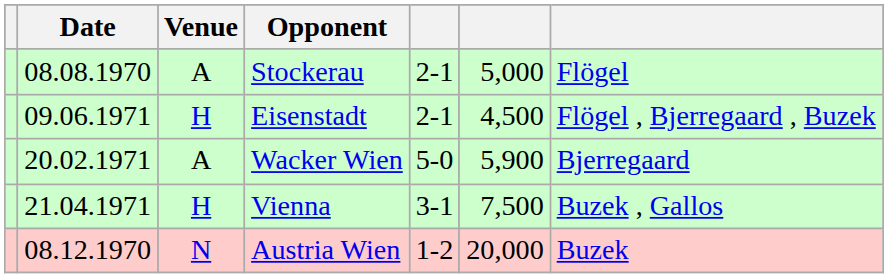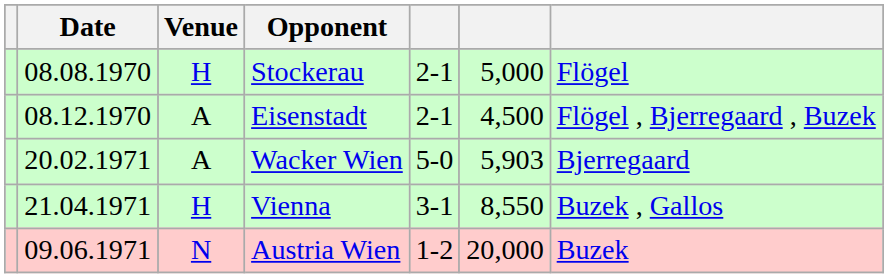(201, 71) A -> (201, 71) H
(88, 116) 09.06.1971 -> (88, 116) 08.12.1970
(201, 116) H -> (201, 116) A
(512, 160) 5,900 -> (512, 160) 5,903
(512, 205) 7,500 -> (512, 205) 8,550
(88, 250) 08.12.1970 -> (88, 250) 09.06.1971
